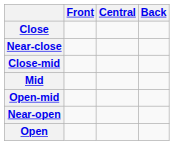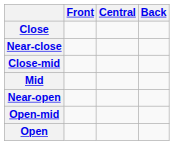rows swapped: (34, 98) <-> (34, 115)
